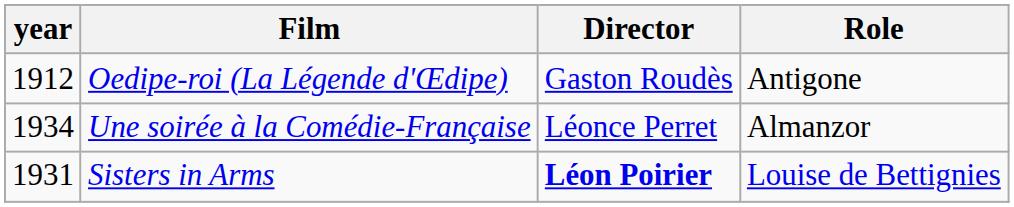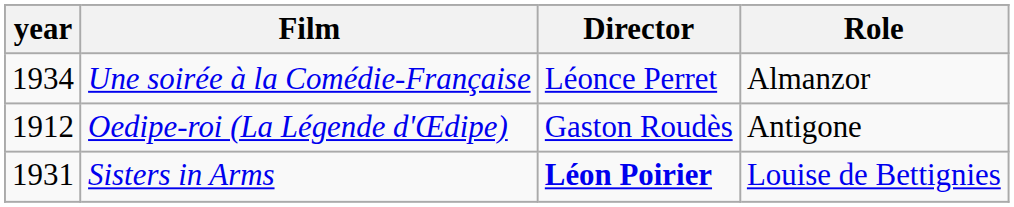rows swapped: (298, 77) <-> (309, 126)
